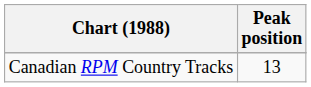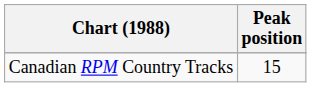(272, 67) 13 -> (272, 67) 15
